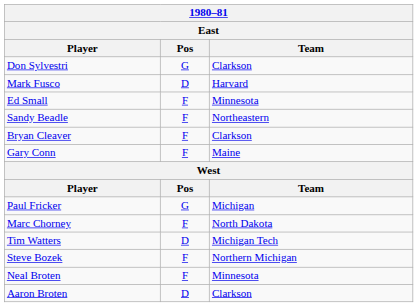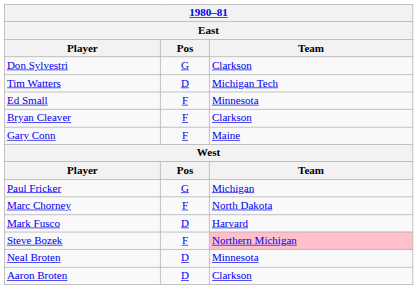rows swapped: (33, 83) <-> (34, 240)
- row: (37, 118)
(254, 258) no background -> (254, 240) pink background
(185, 275) F -> (185, 258) D
